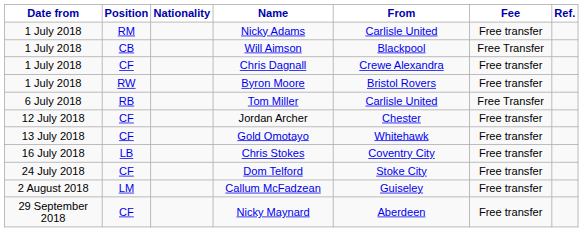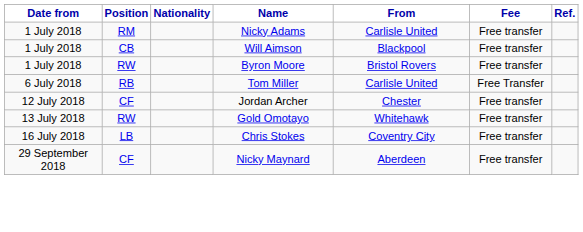(511, 49) Free Transfer -> (511, 49) Free transfer
- row: (273, 66)
(126, 136) CF -> (126, 119) RW
- row: (273, 171)
- row: (273, 189)
